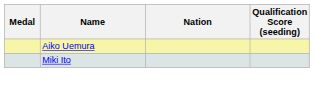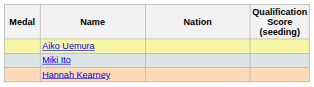+ row: (76, 75)
